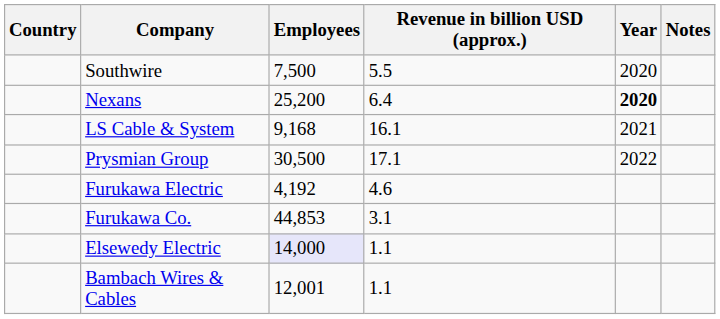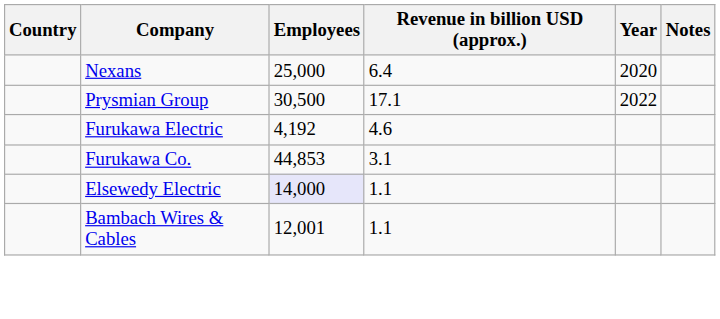- row: (124, 70)
(299, 99) 25,200 -> (299, 70) 25,000
(638, 99) bold -> (638, 70) normal
- row: (160, 129)
